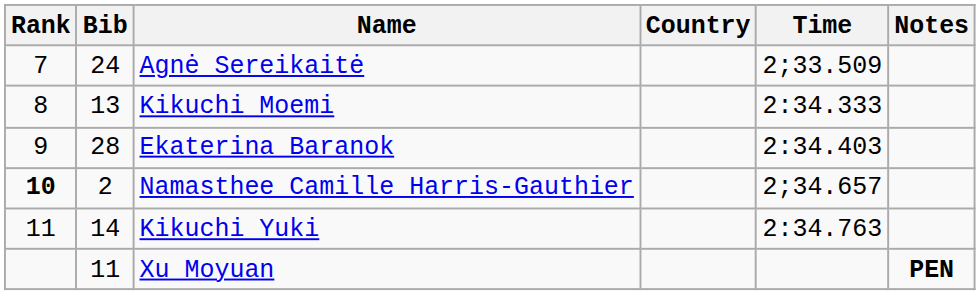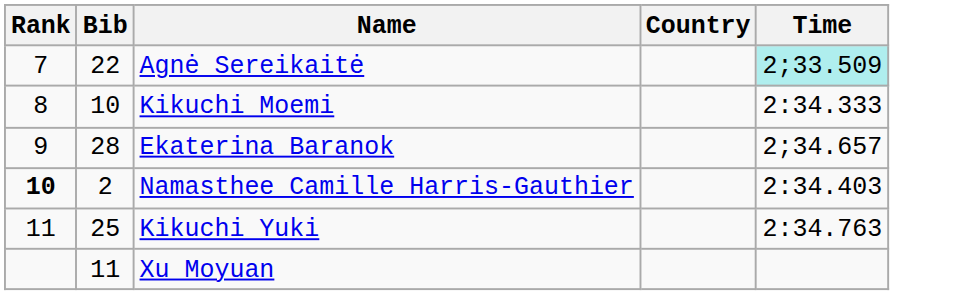- column: (932, 25)
(105, 66) 24 -> (105, 66) 22
(822, 66) no background -> (822, 66) paleturquoise background
(105, 107) 13 -> (105, 107) 10
(822, 147) 2:34.403 -> (822, 147) 2;34.657
(822, 188) 2;34.657 -> (822, 188) 2:34.403
(105, 229) 14 -> (105, 229) 25
